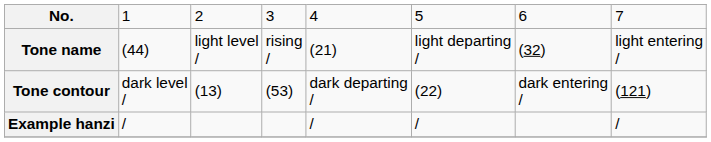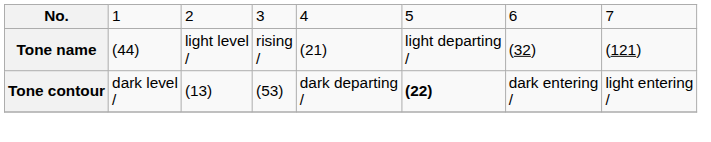(659, 49) light entering / -> (623, 49) (121)
(428, 91) normal -> (419, 91) bold
(633, 91) (121) -> (649, 91) light entering /
- row: (61, 124)
